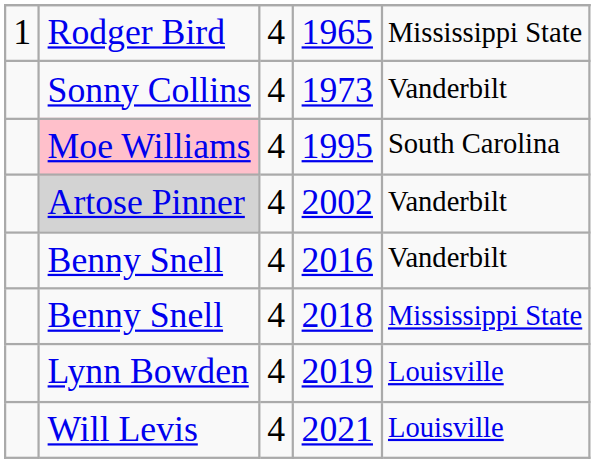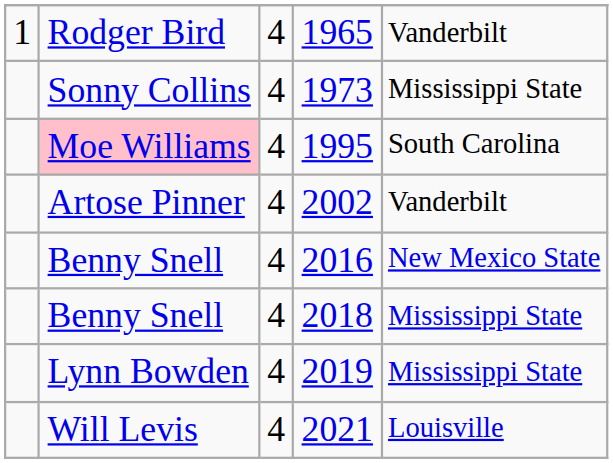(485, 32) Mississippi State -> (447, 32) Vanderbilt
(447, 89) Vanderbilt -> (485, 89) Mississippi State
(146, 202) lightgrey background -> (146, 202) no background
(447, 259) Vanderbilt -> (494, 259) New Mexico State
(446, 372) Louisville -> (485, 372) Mississippi State
